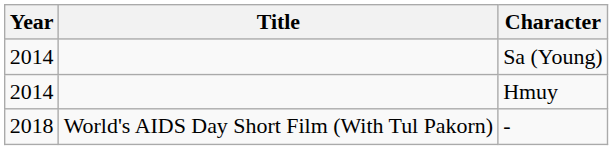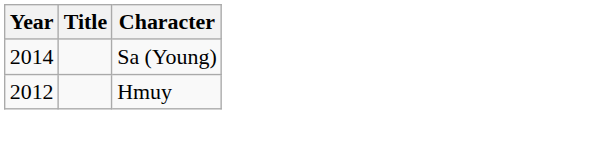(32, 91) 2014 -> (32, 91) 2012
- row: (507, 126)
